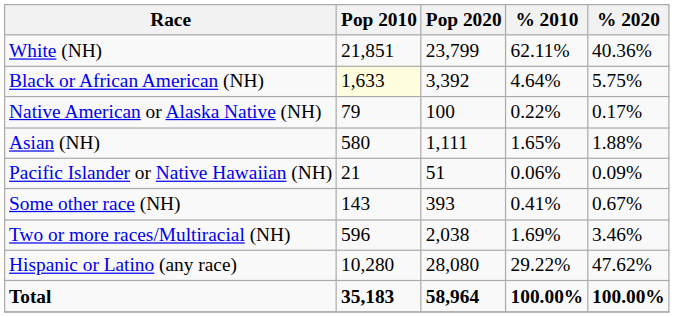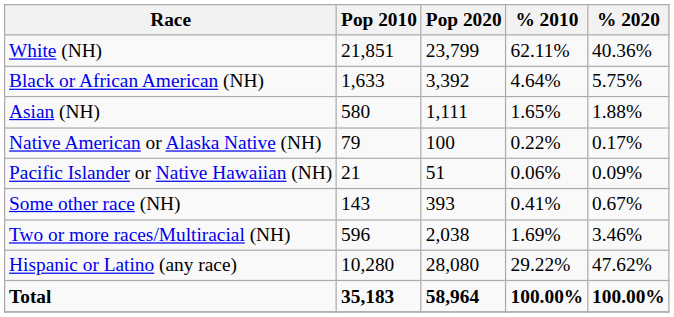(363, 81) lightyellow background -> (363, 81) no background
rows swapped: (165, 111) <-> (54, 142)
